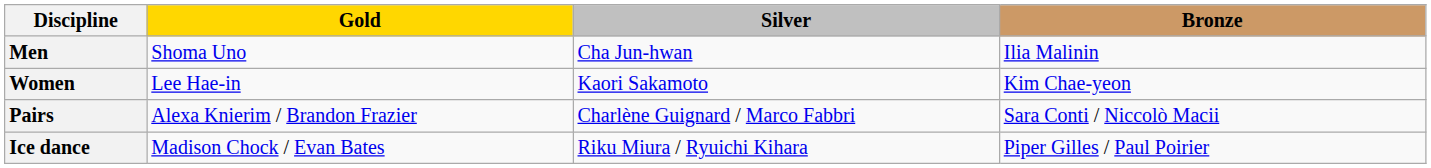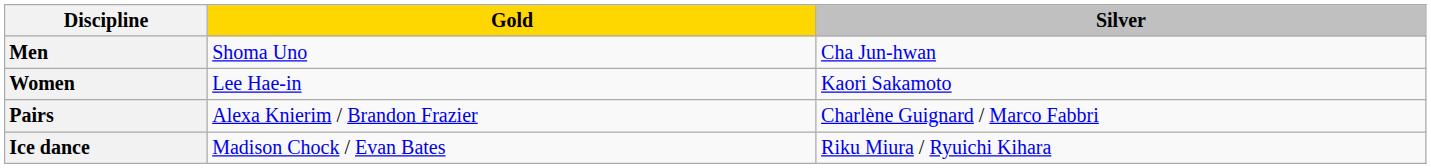- column: (1212, 20)
